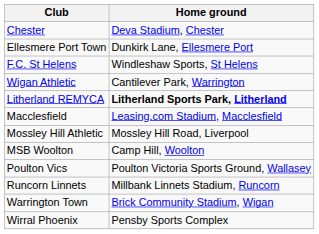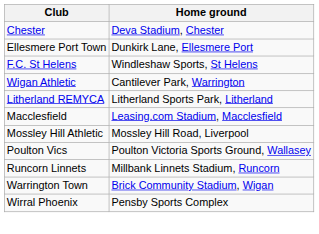(199, 99) bold -> (192, 99) normal
- row: (40, 151)
